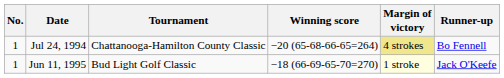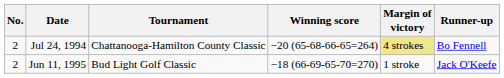(15, 45) 1 -> (15, 45) 2
(15, 64) 1 -> (15, 64) 2
(401, 64) lightyellow background -> (401, 64) no background
